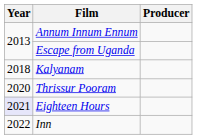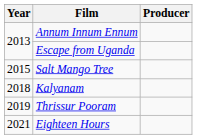+ row: (75, 69)
(19, 87) 2020 -> (19, 106) 2019
(19, 106) lavender background -> (19, 124) no background
- row: (44, 124)
